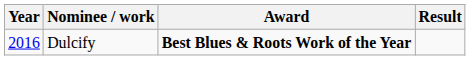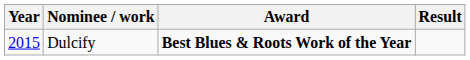(24, 42) 2016 -> (24, 42) 2015
